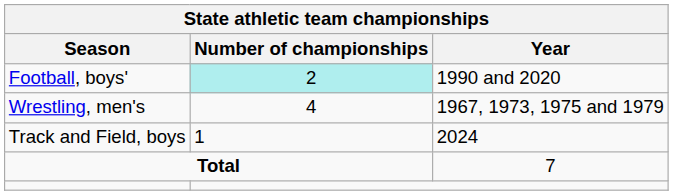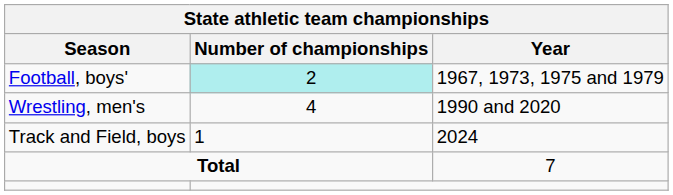(499, 78) 1990 and 2020 -> (550, 78) 1967, 1973, 1975 and 1979
(550, 107) 1967, 1973, 1975 and 1979 -> (499, 107) 1990 and 2020
